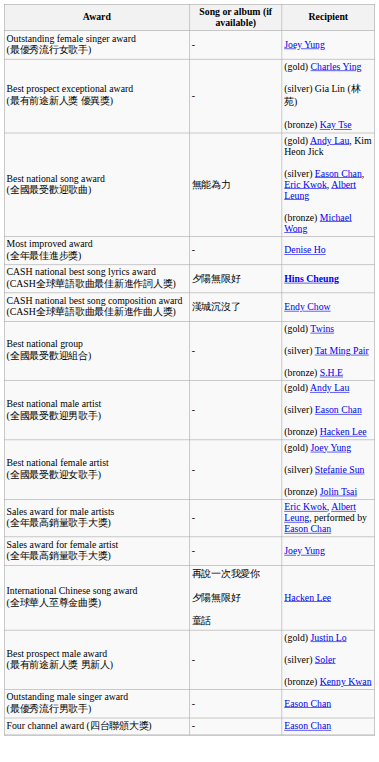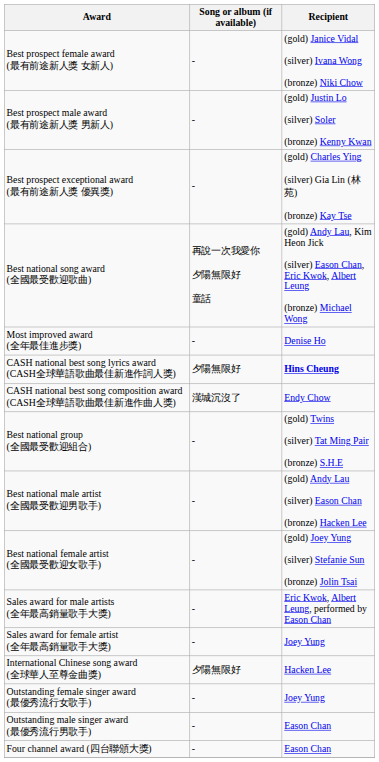+ row: (61, 60)
rows swapped: (60, 659) <-> (71, 44)
(211, 184) 無能為力 -> (226, 275) 再說一次我愛你 夕陽無限好 童話
(226, 597) 再說一次我愛你 夕陽無限好 童話 -> (216, 669) 夕陽無限好
